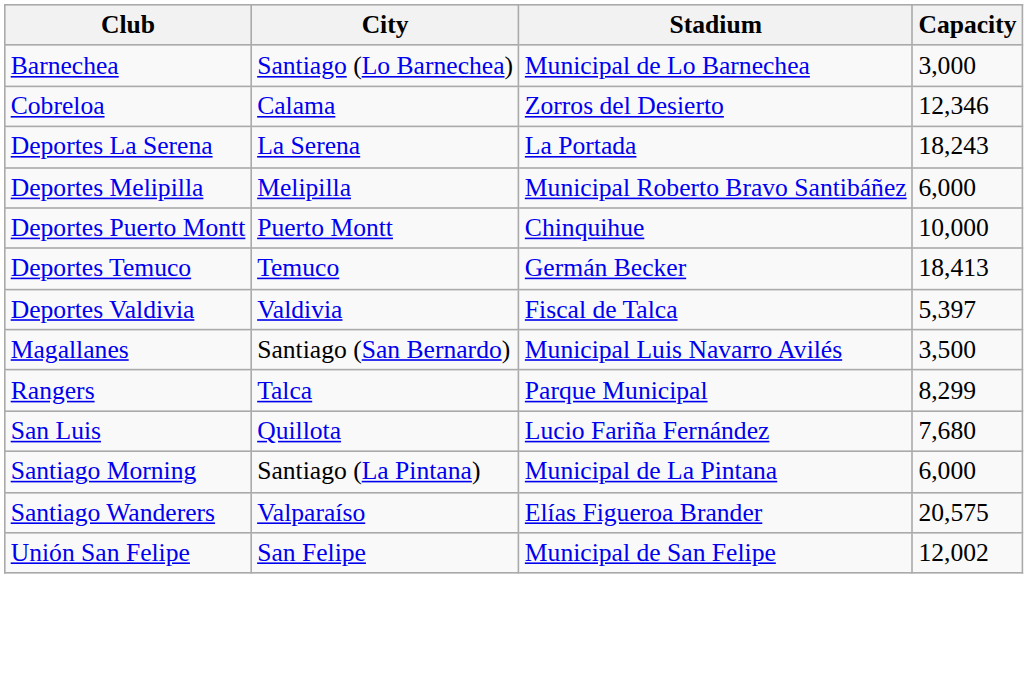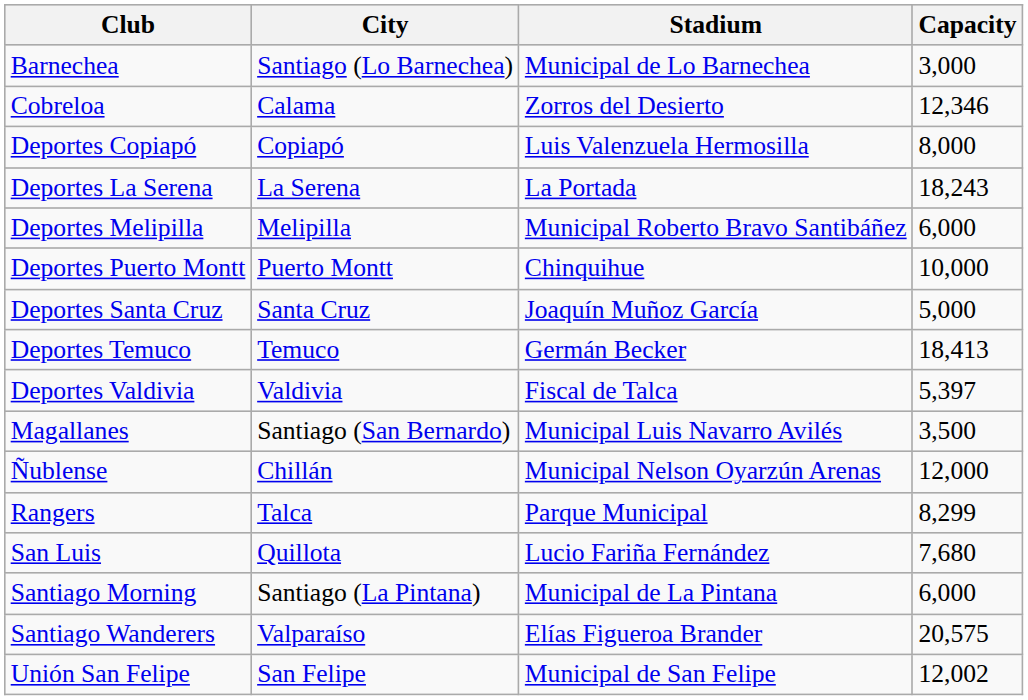+ row: (103, 146)
+ row: (117, 308)
+ row: (59, 471)
